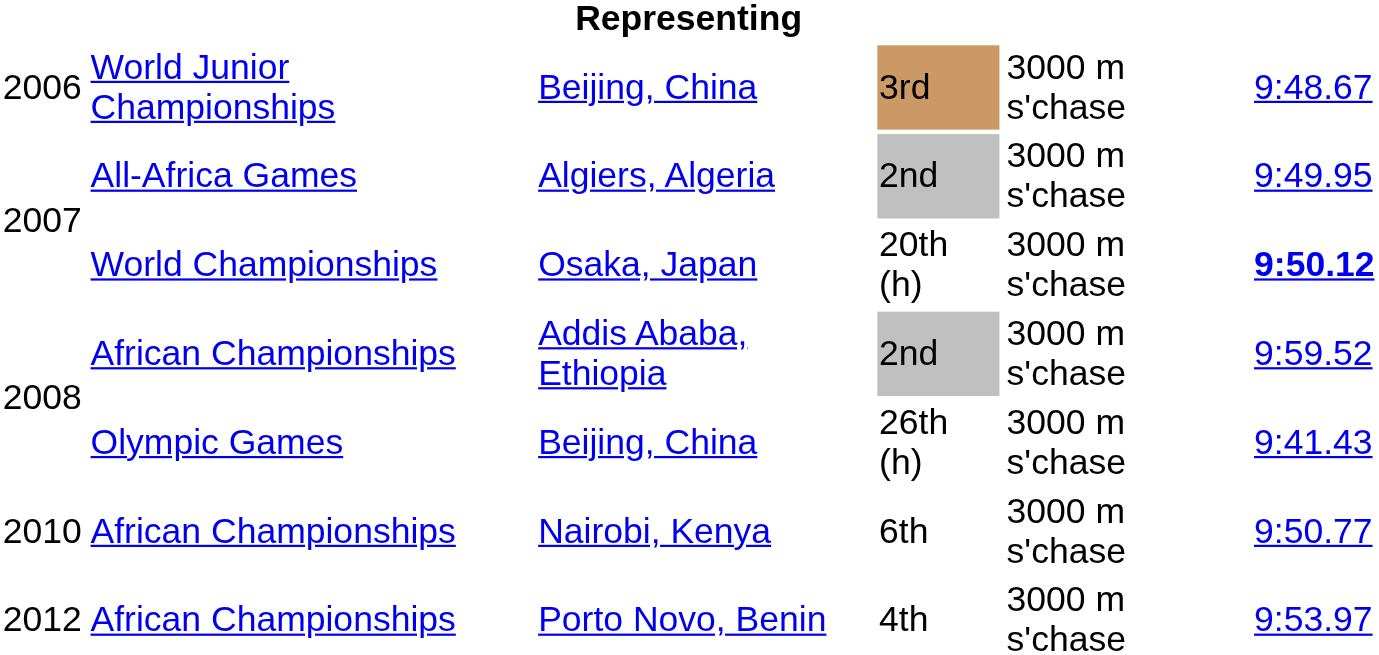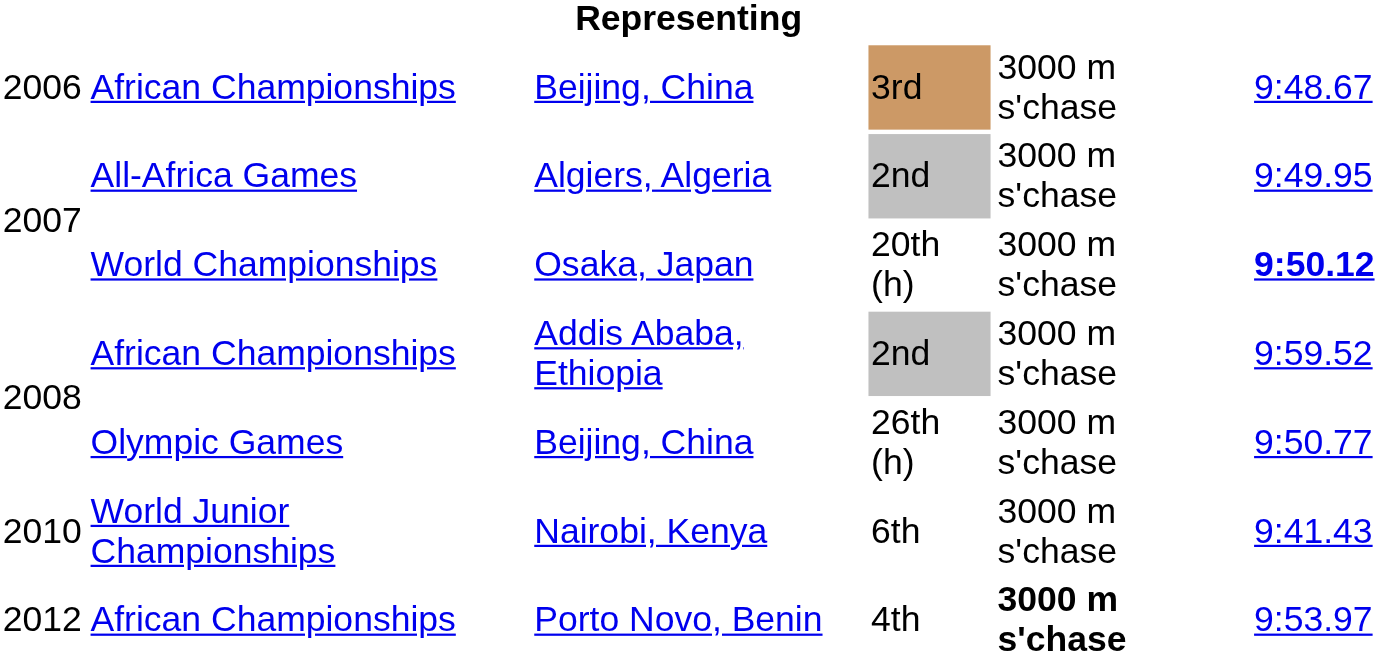(213, 86) World Junior Championships -> (273, 86) African Championships
(1313, 442) 9:41.43 -> (1313, 442) 9:50.77
(273, 530) African Championships -> (213, 530) World Junior Championships
(1313, 530) 9:50.77 -> (1313, 530) 9:41.43
(1066, 619) normal -> (1062, 619) bold
